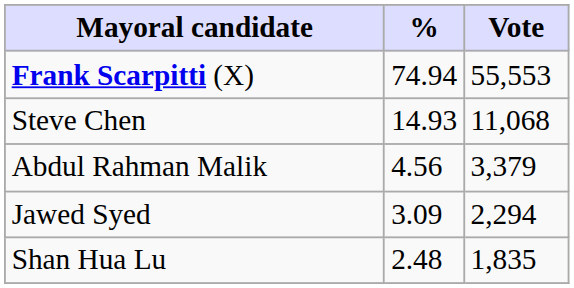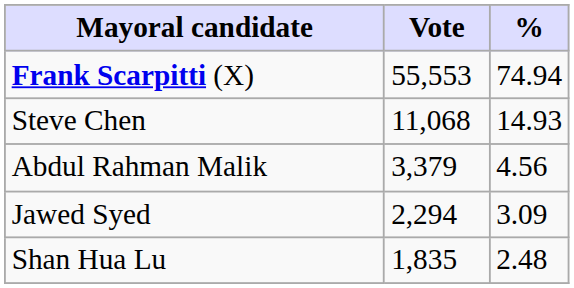columns swapped: (516, 27) <-> (424, 27)
